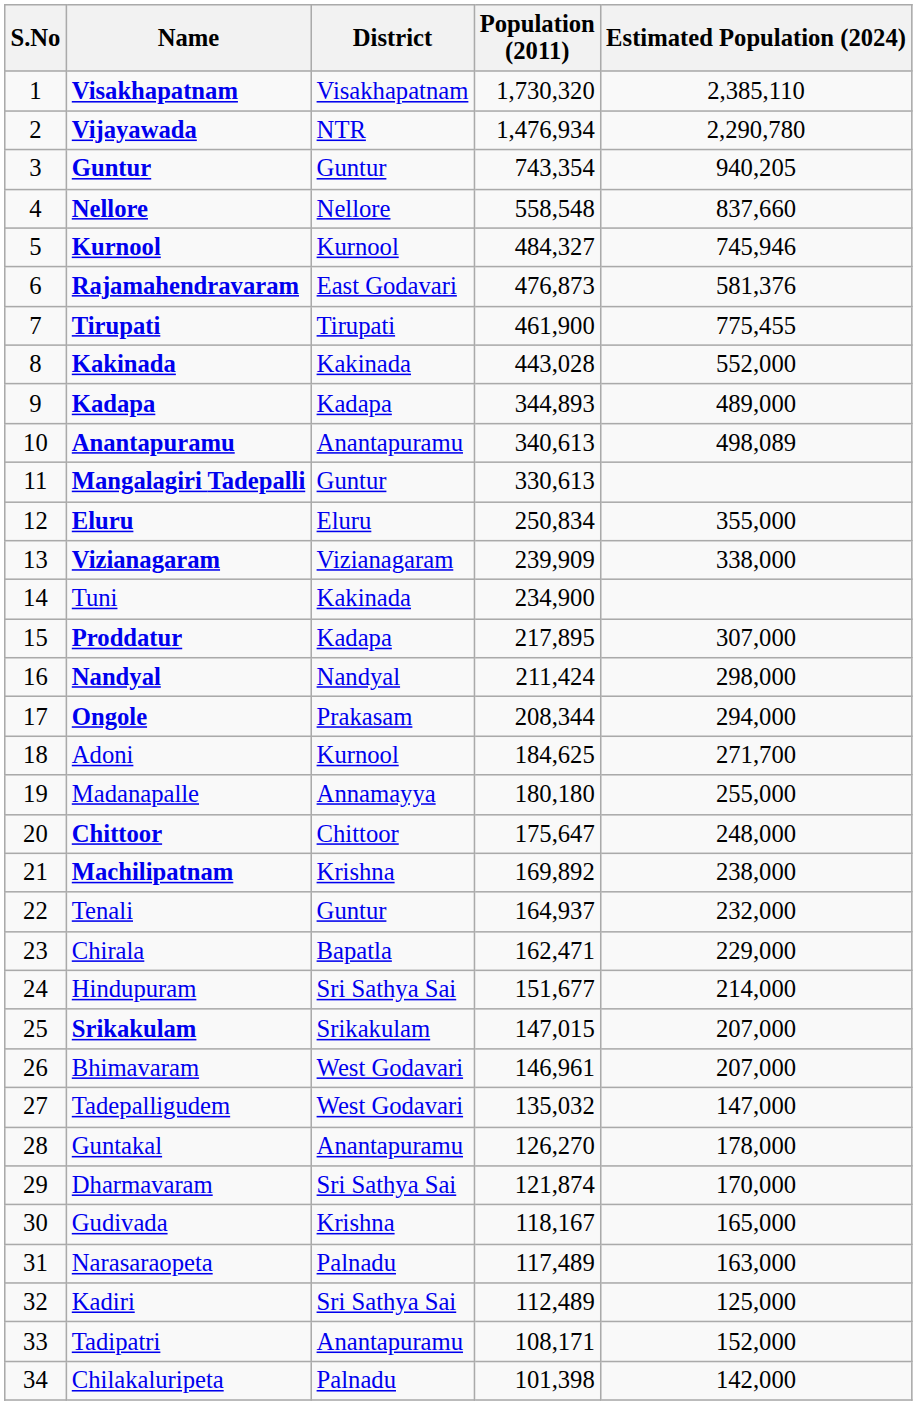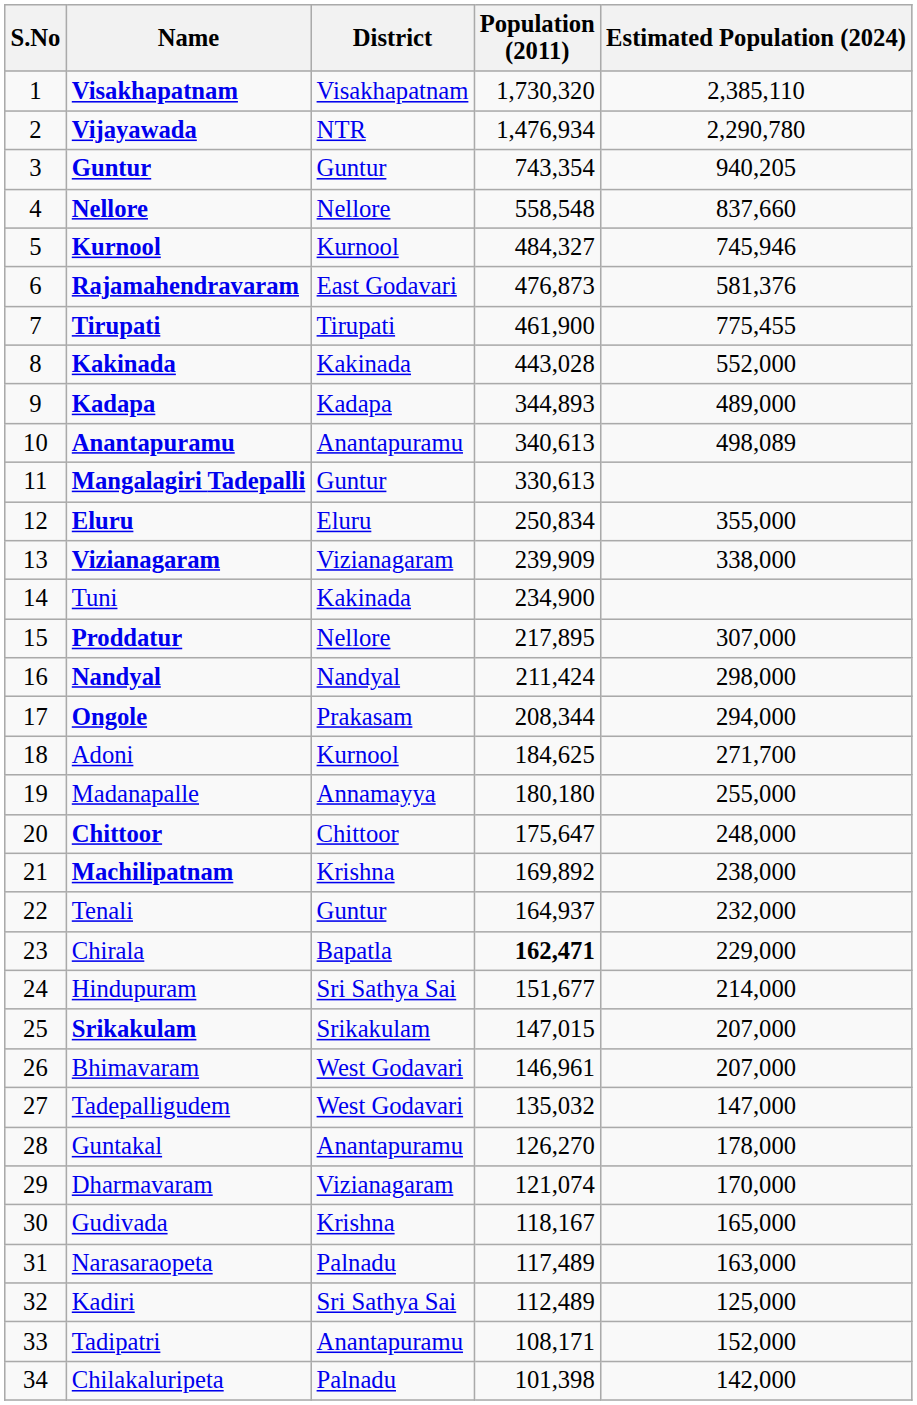(354, 637) Kadapa -> (354, 637) Nellore
(555, 950) normal -> (555, 950) bold
(386, 1185) Sri Sathya Sai -> (385, 1185) Vizianagaram
(555, 1185) 121,874 -> (555, 1185) 121,074
